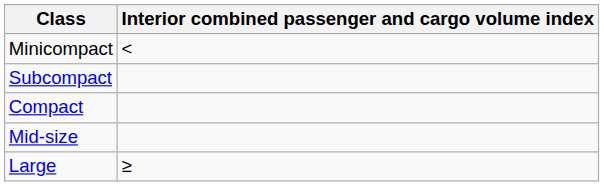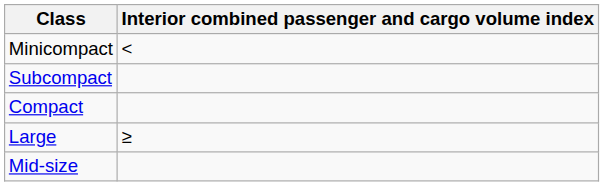rows swapped: (43, 136) <-> (33, 166)
